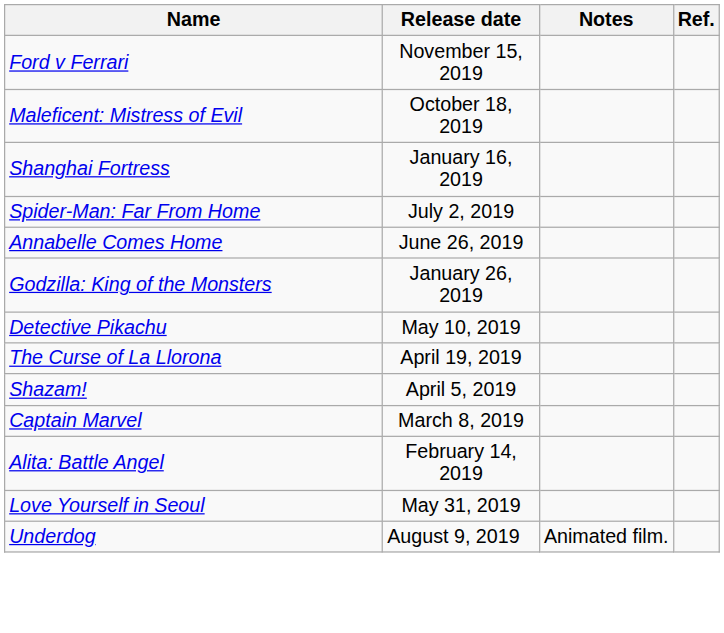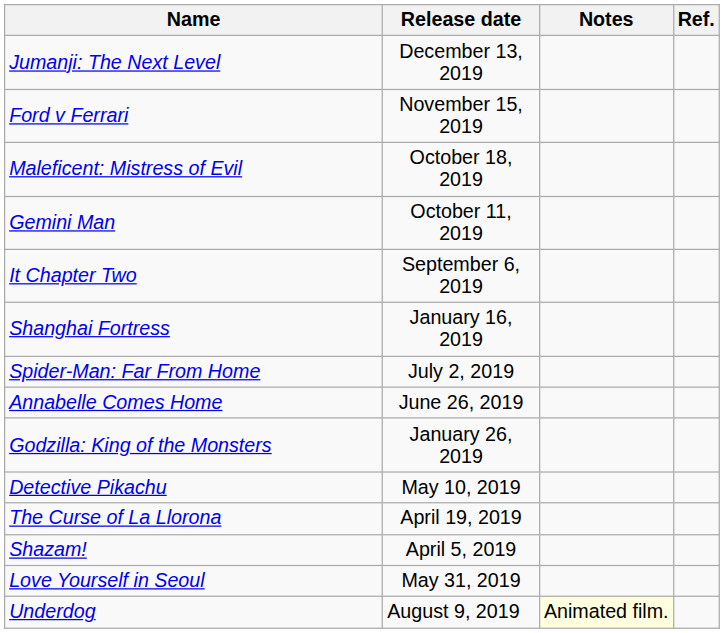+ row: (115, 62)
+ row: (62, 222)
+ row: (73, 275)
- row: (75, 420)
- row: (86, 463)
(606, 536) no background -> (606, 612) lightyellow background
